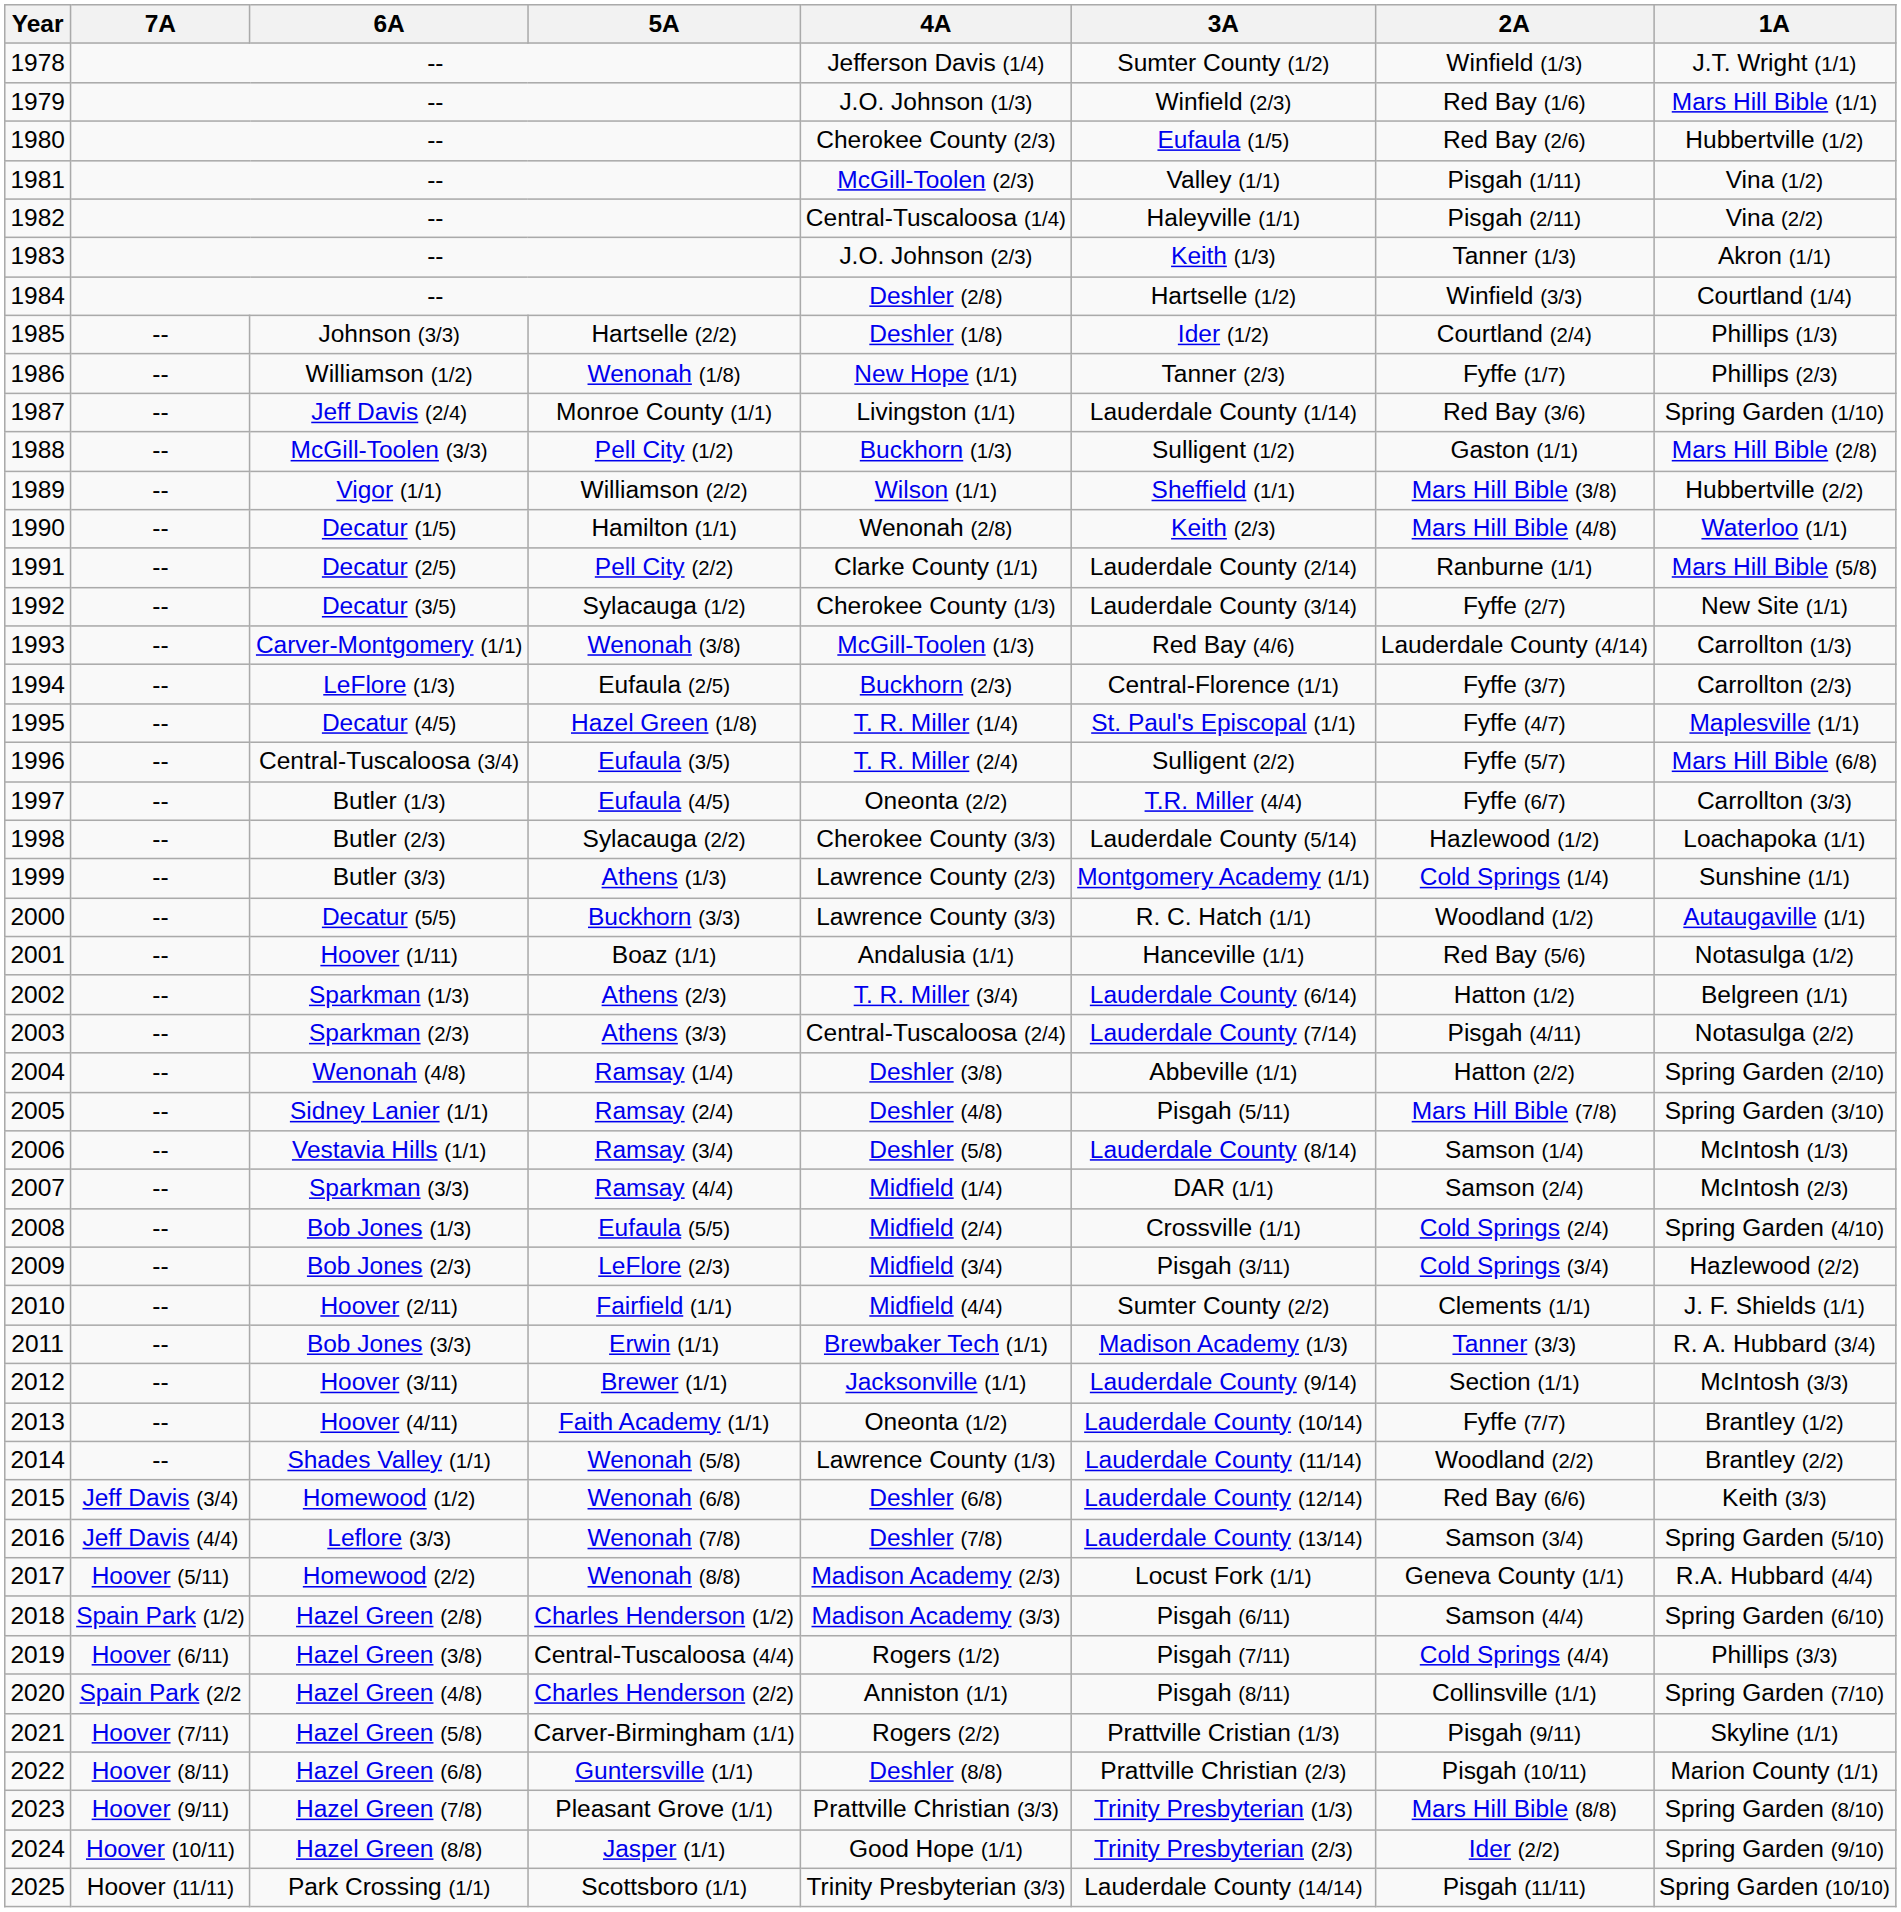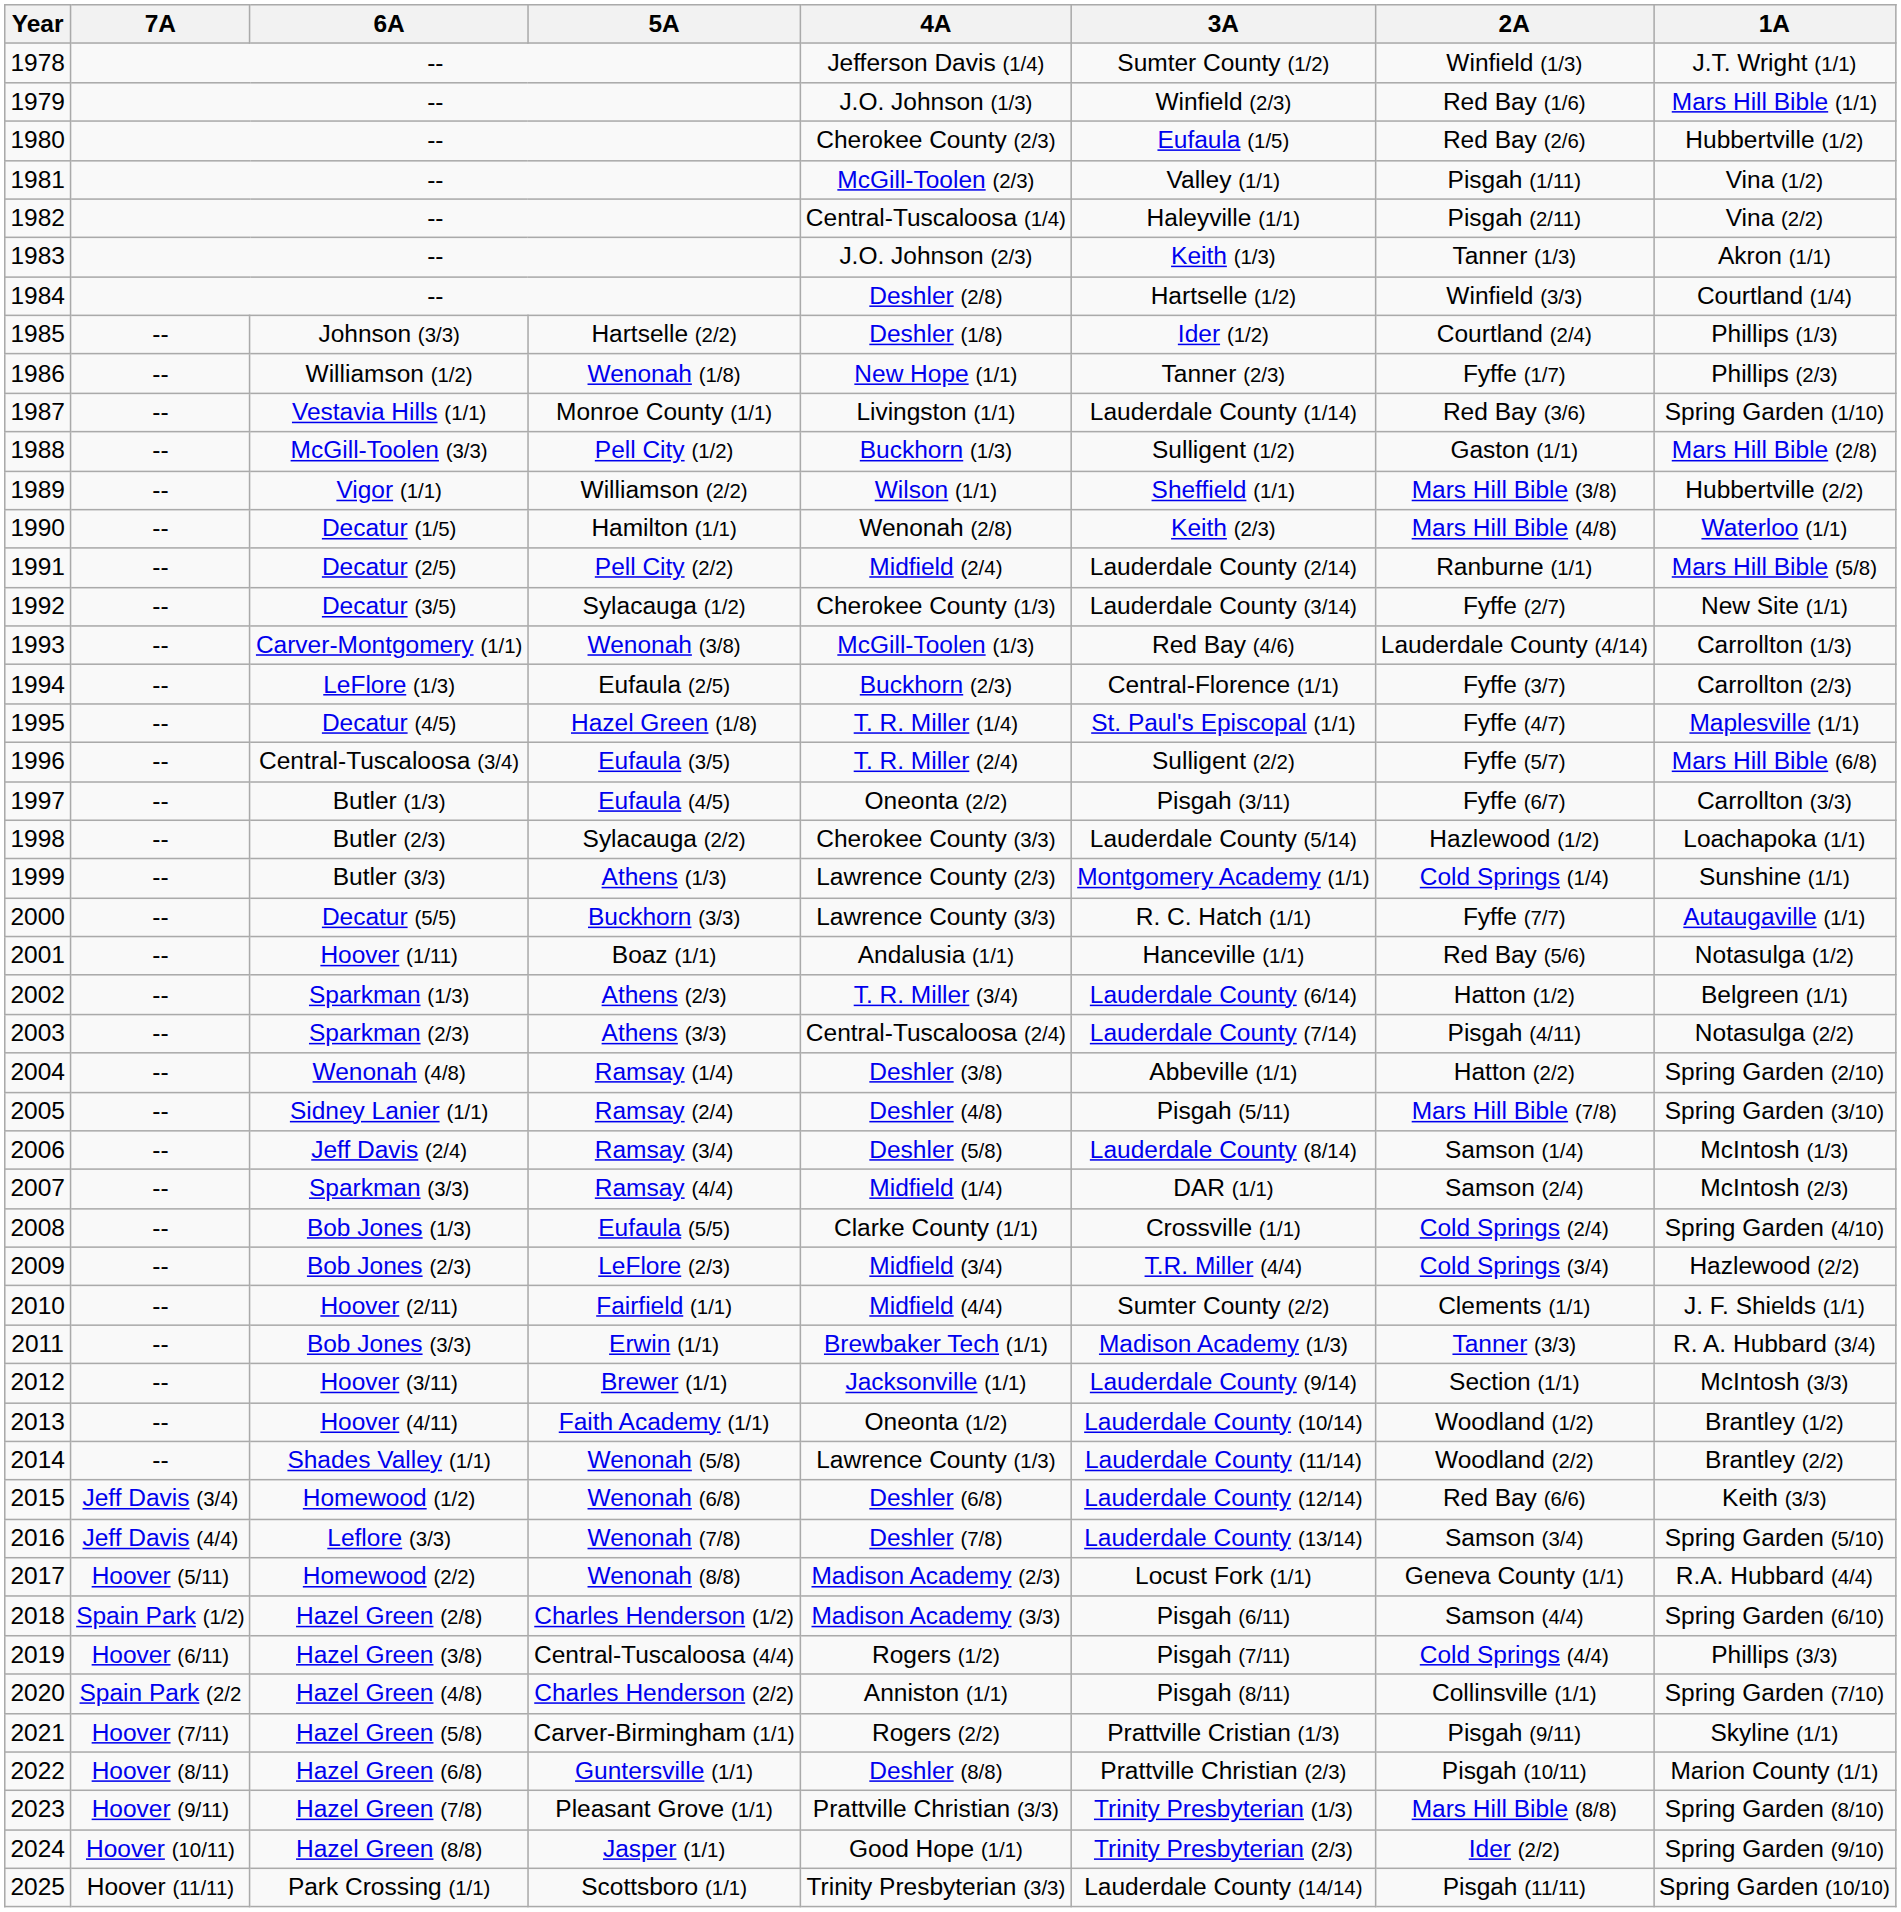(389, 412) Jeff Davis (2/4) -> (389, 412) Vestavia Hills (1/1)
(936, 567) Clarke County (1/1) -> (936, 567) Midfield (2/4)
(1223, 800) T.R. Miller (4/4) -> (1223, 800) Pisgah (3/11)
(1514, 916) Woodland (1/2) -> (1514, 916) Fyffe (7/7)
(389, 1149) Vestavia Hills (1/1) -> (389, 1149) Jeff Davis (2/4)
(936, 1227) Midfield (2/4) -> (936, 1227) Clarke County (1/1)
(1223, 1266) Pisgah (3/11) -> (1223, 1266) T.R. Miller (4/4)
(1514, 1421) Fyffe (7/7) -> (1514, 1421) Woodland (1/2)
